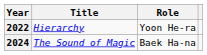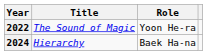(59, 27) Hierarchy -> (84, 27) The Sound of Magic
(84, 42) The Sound of Magic -> (59, 42) Hierarchy
